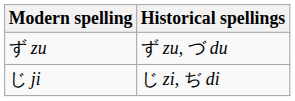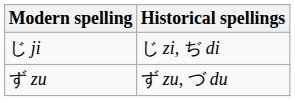rows swapped: (25, 79) <-> (28, 47)
